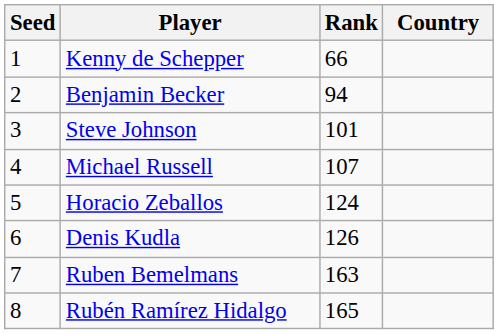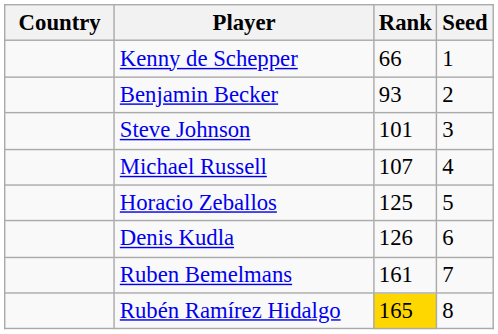columns swapped: (438, 22) <-> (33, 22)
(336, 94) 94 -> (390, 94) 93
(342, 202) 124 -> (396, 202) 125
(342, 274) 163 -> (396, 274) 161
(342, 310) no background -> (396, 310) gold background
